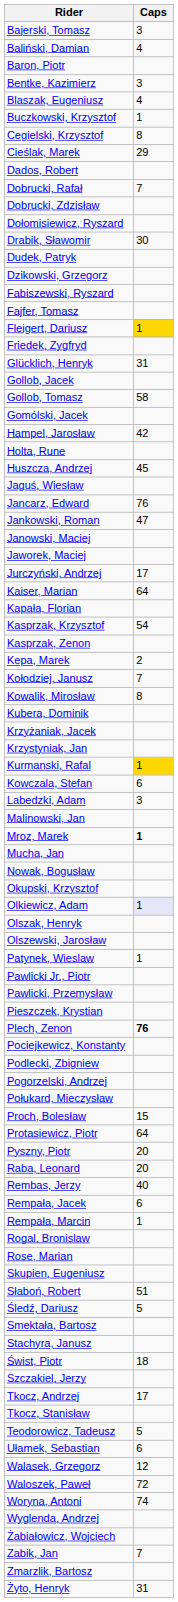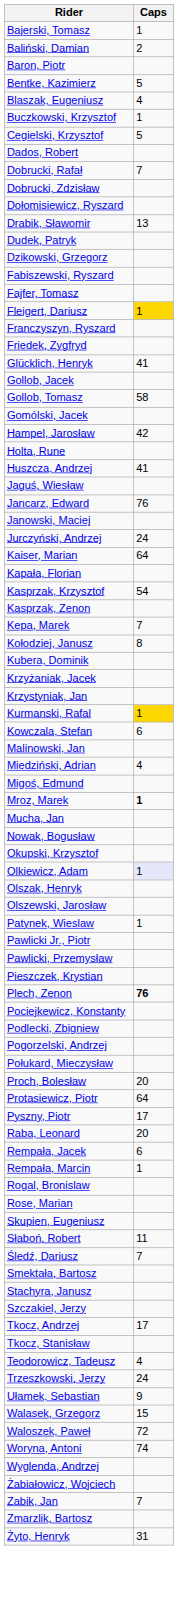(139, 30) 3 -> (139, 30) 1
(139, 48) 4 -> (139, 48) 2
(139, 83) 3 -> (139, 83) 5
(139, 135) 8 -> (139, 135) 5
- row: (43, 153)
(142, 240) 30 -> (142, 223) 13
+ row: (61, 328)
(142, 363) 31 -> (142, 363) 41
(142, 468) 45 -> (142, 468) 41
- row: (53, 521)
- row: (46, 556)
(142, 573) 17 -> (142, 538) 24
(139, 661) 2 -> (139, 626) 7
(139, 678) 7 -> (139, 643) 8
- row: (51, 696)
- row: (46, 801)
+ row: (51, 766)
+ row: (45, 783)
(142, 1116) 15 -> (142, 1081) 20
(142, 1151) 20 -> (142, 1116) 17
- row: (44, 1186)
(142, 1291) 51 -> (142, 1238) 11
(139, 1308) 5 -> (139, 1256) 7
- row: (34, 1361)
(139, 1431) 5 -> (139, 1361) 4
+ row: (56, 1378)
(139, 1448) 6 -> (139, 1396) 9
(142, 1466) 12 -> (142, 1413) 15
